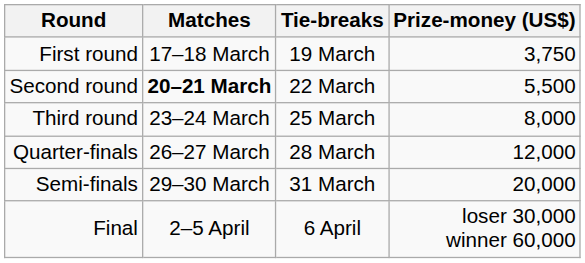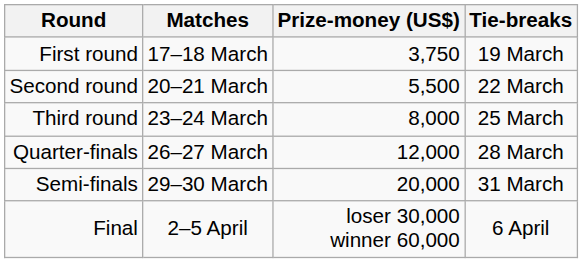columns swapped: (332, 20) <-> (484, 20)
(209, 86) bold -> (208, 86) normal
